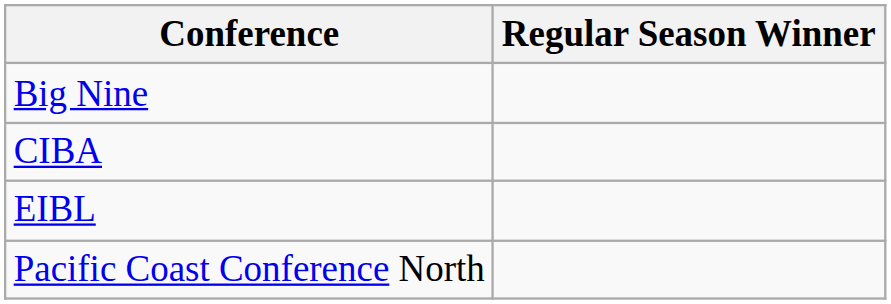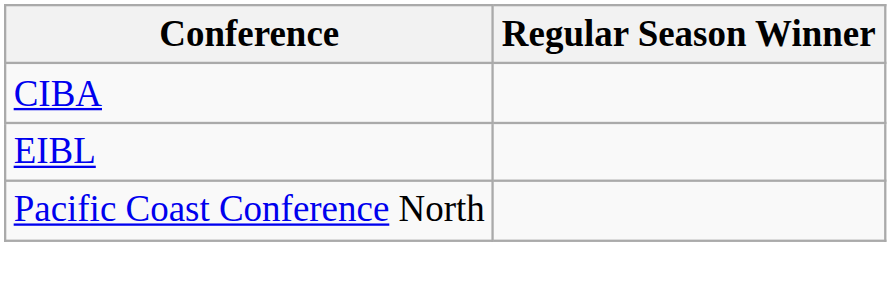- row: (81, 92)
